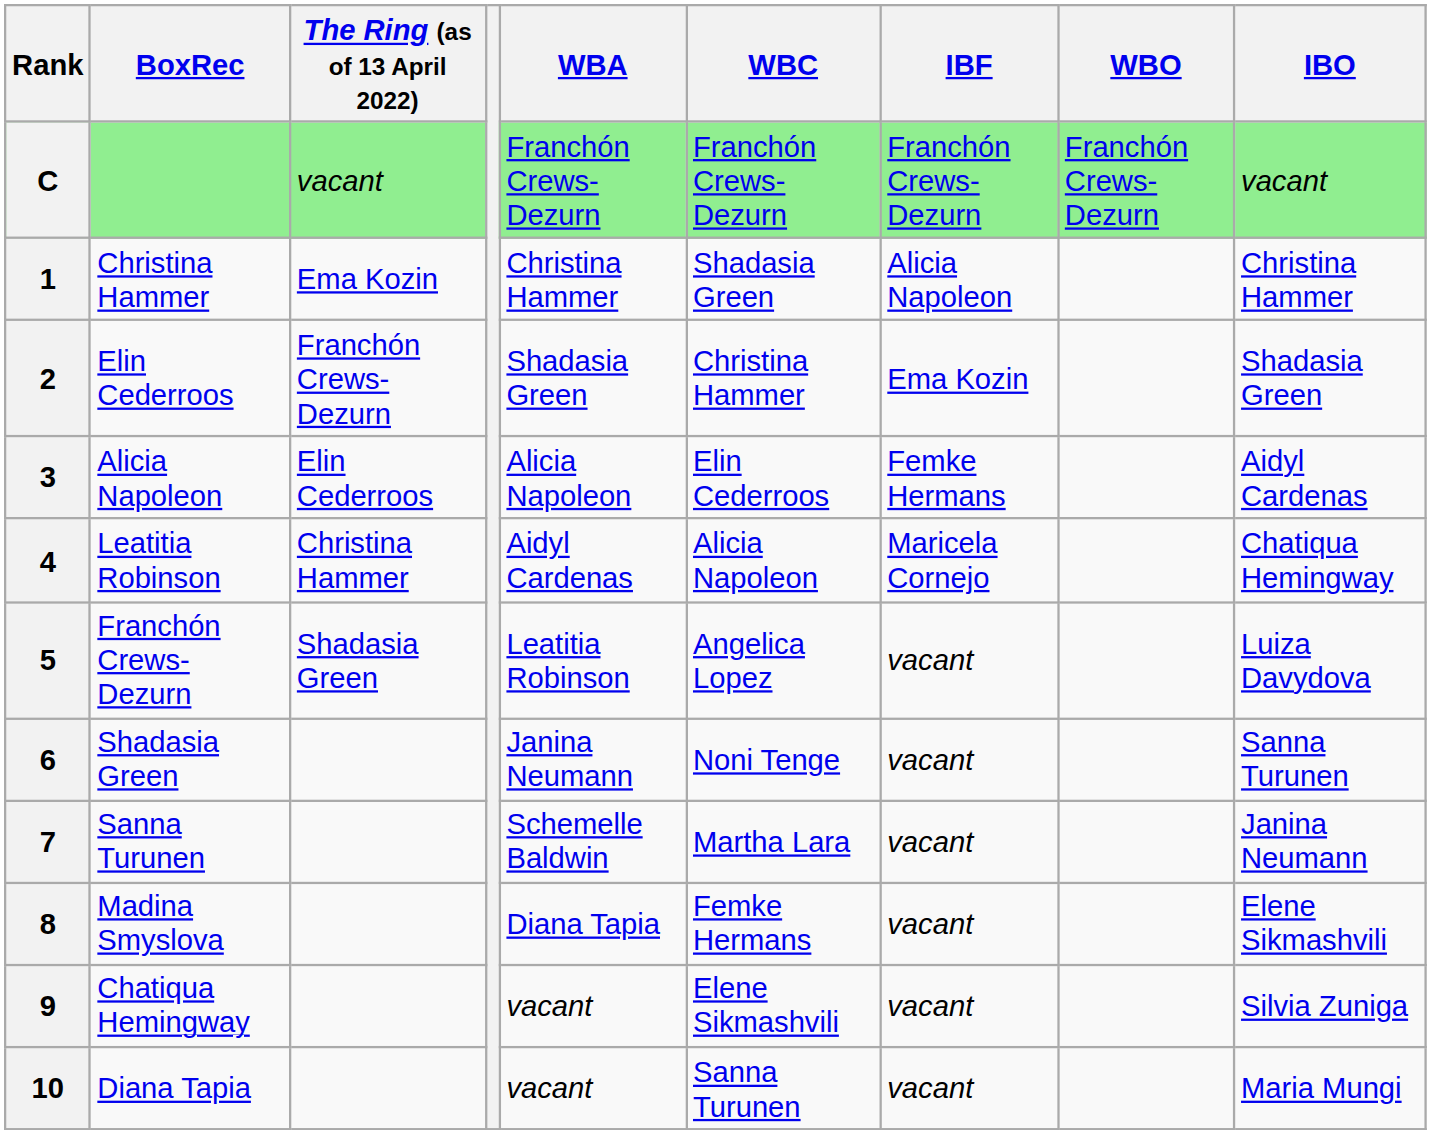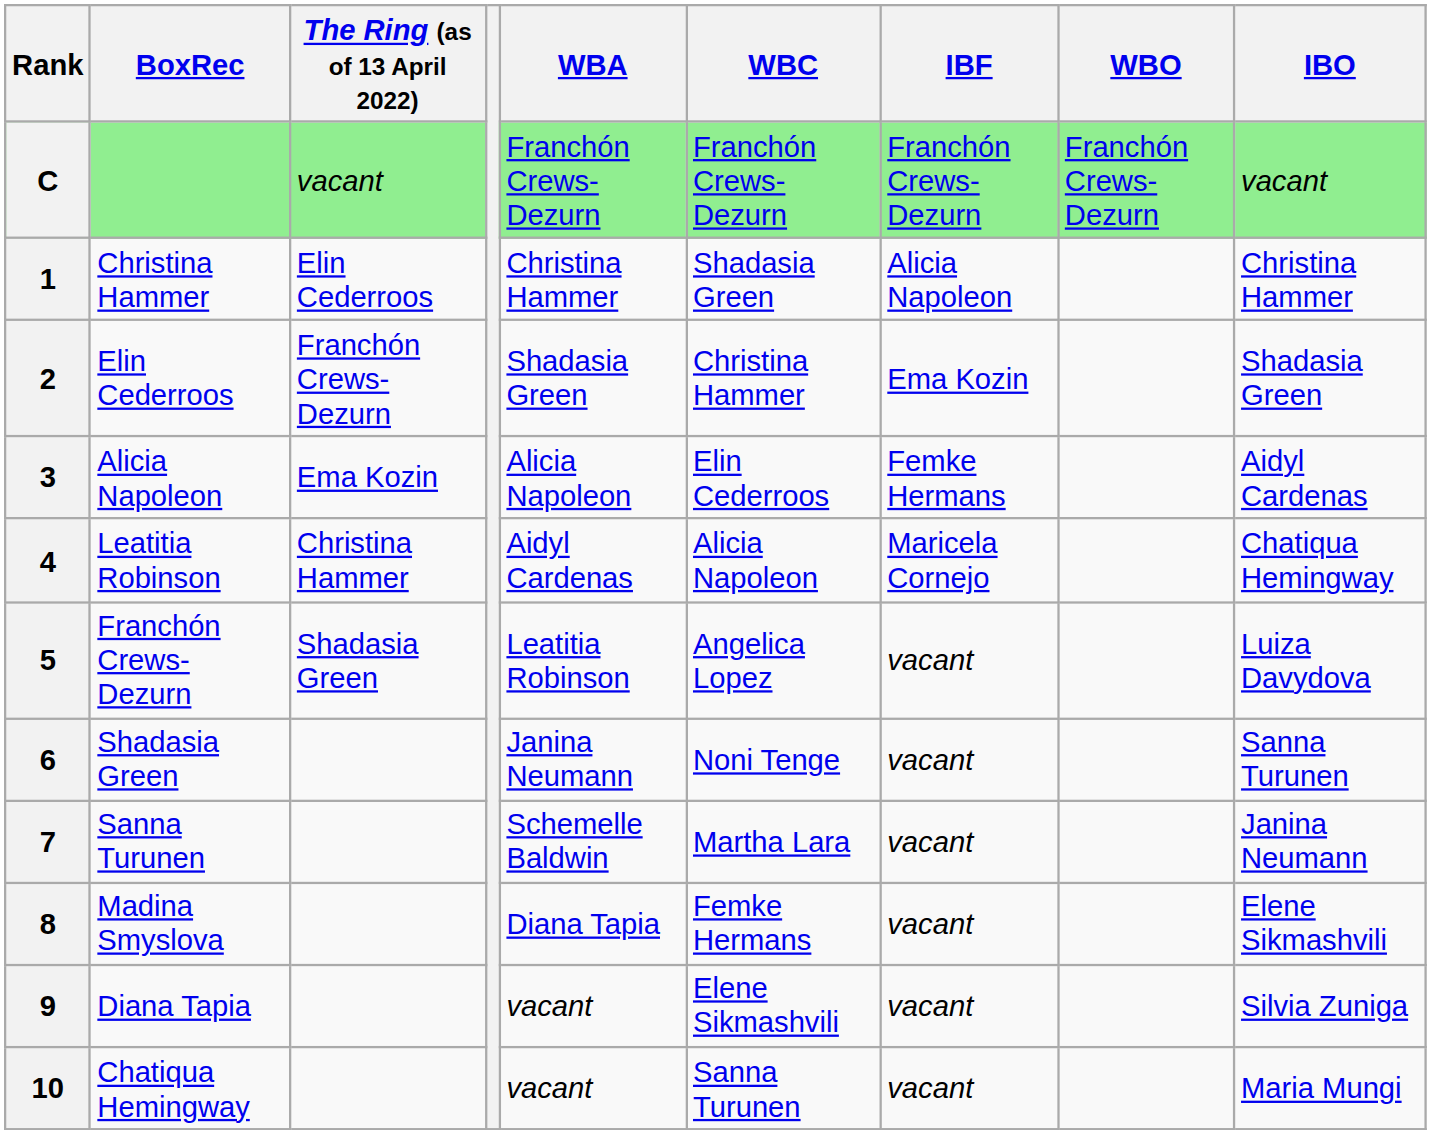(367, 279) Ema Kozin -> (365, 279) Elin Cederroos
(365, 478) Elin Cederroos -> (367, 478) Ema Kozin
(174, 1006) Chatiqua Hemingway -> (174, 1006) Diana Tapia
(174, 1088) Diana Tapia -> (174, 1088) Chatiqua Hemingway
